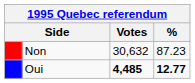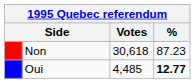(131, 51) 30,632 -> (131, 51) 30,618
(127, 69) bold -> (127, 69) normal
